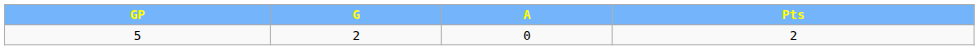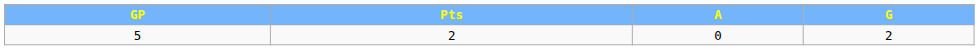columns swapped: (356, 15) <-> (793, 15)
